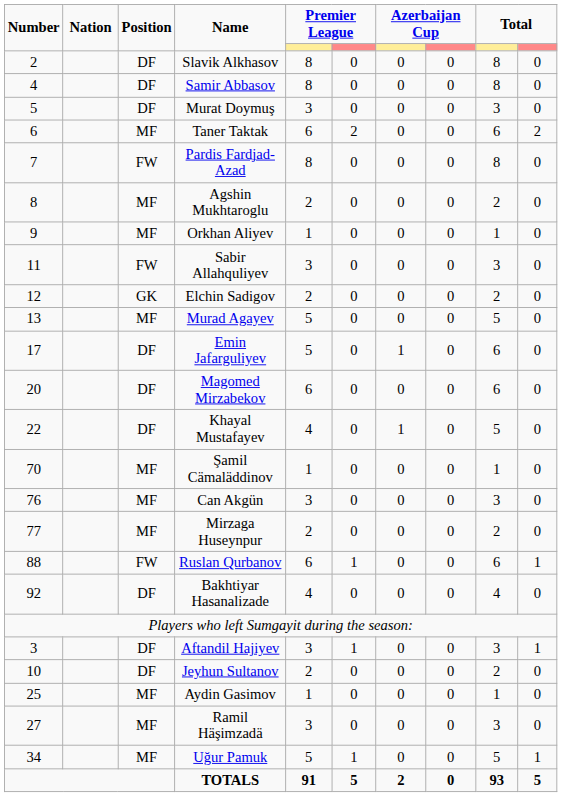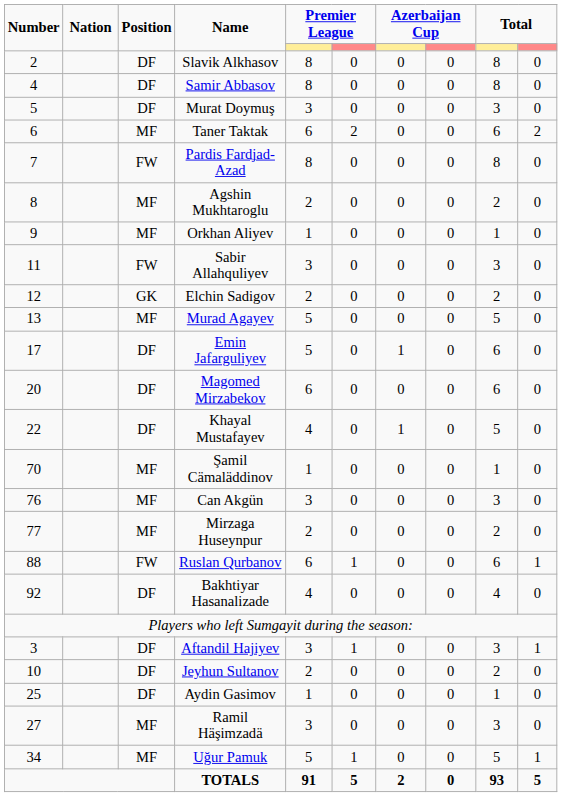(147, 694) MF -> (147, 694) DF
